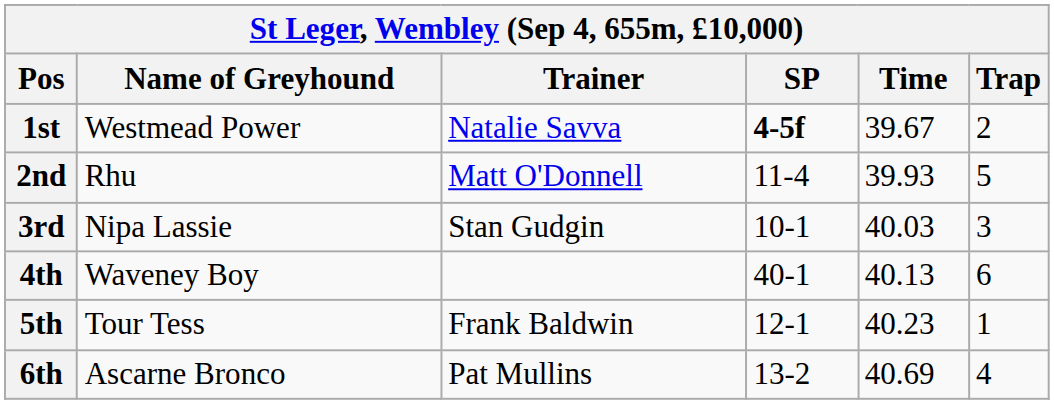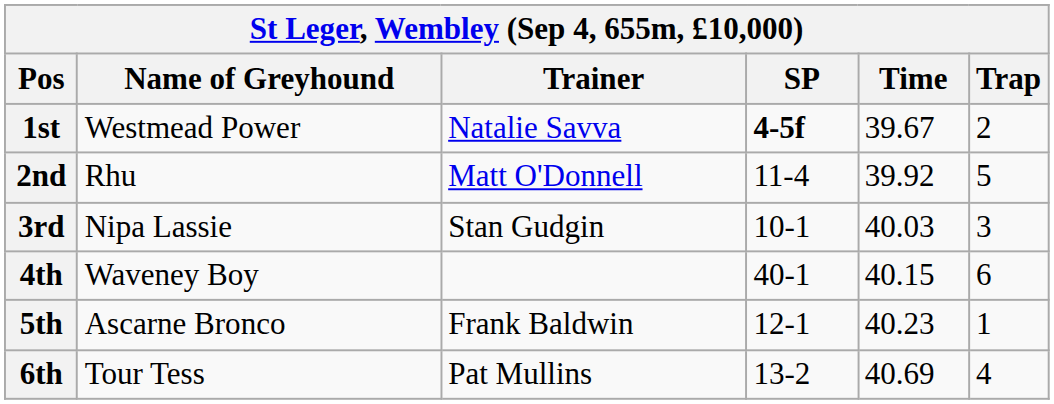(900, 176) 39.93 -> (900, 176) 39.92
(900, 275) 40.13 -> (900, 275) 40.15
(145, 324) Tour Tess -> (185, 324) Ascarne Bronco
(185, 373) Ascarne Bronco -> (145, 373) Tour Tess
